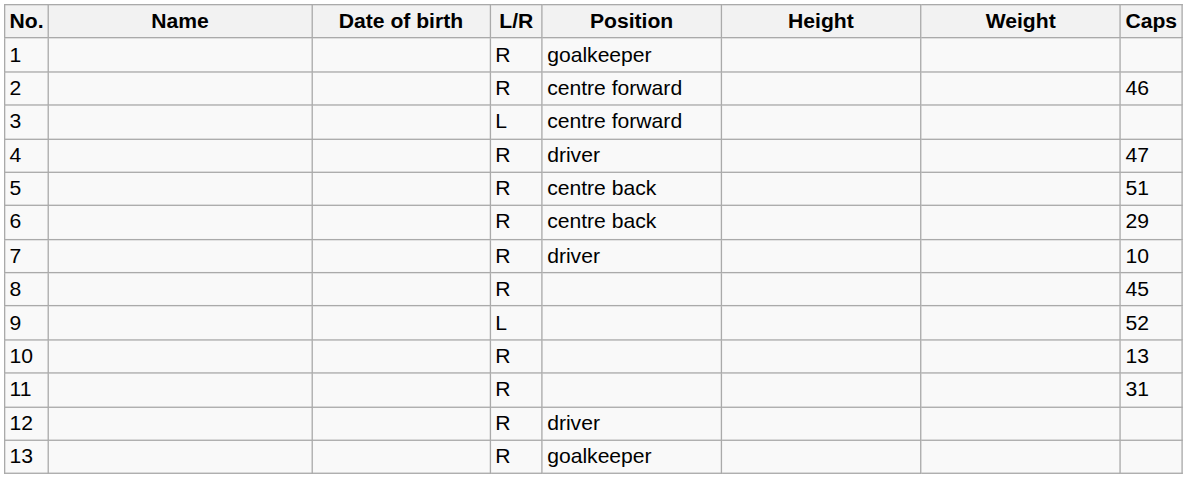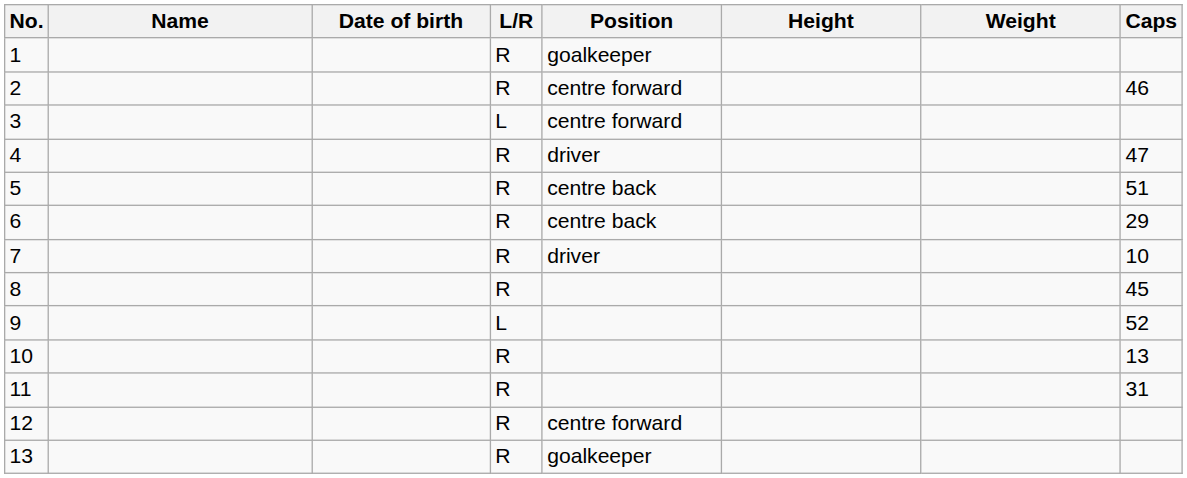(574, 423) driver -> (615, 423) centre forward
